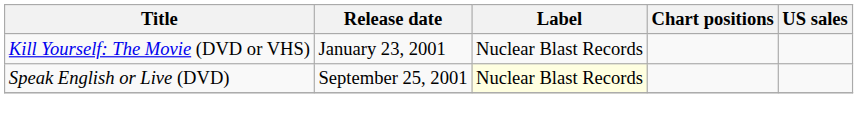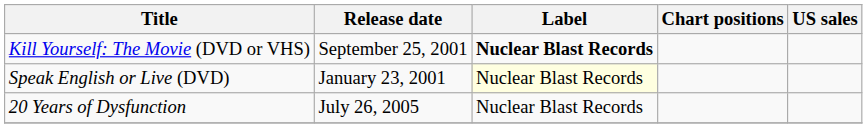(382, 48) January 23, 2001 -> (393, 48) September 25, 2001
(560, 48) normal -> (565, 48) bold
(393, 78) September 25, 2001 -> (382, 78) January 23, 2001
+ row: (97, 107)
